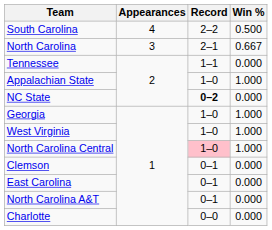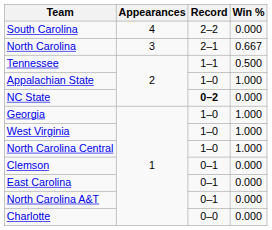(249, 30) 0.500 -> (249, 30) 0.000
(249, 64) 0.000 -> (249, 64) 0.500
(209, 149) pink background -> (209, 149) no background
